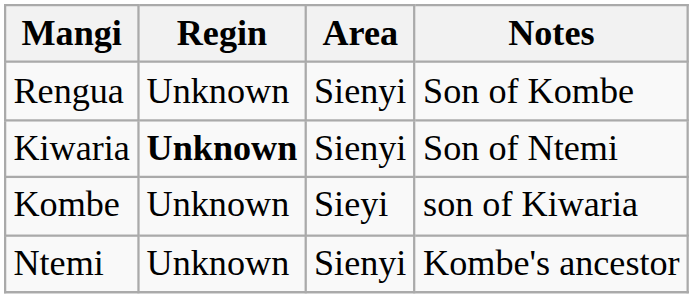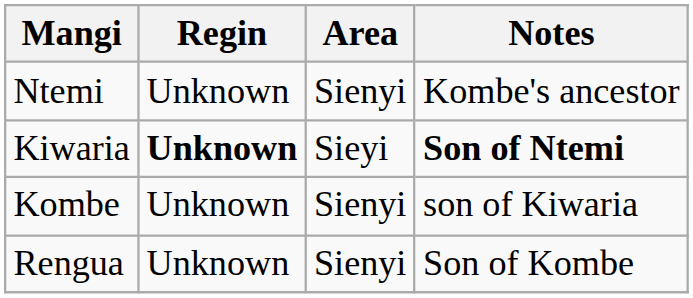rows swapped: (59, 262) <-> (69, 90)
(360, 147) Sienyi -> (351, 147) Sieyi
(521, 147) normal -> (524, 147) bold
(351, 205) Sieyi -> (360, 205) Sienyi
